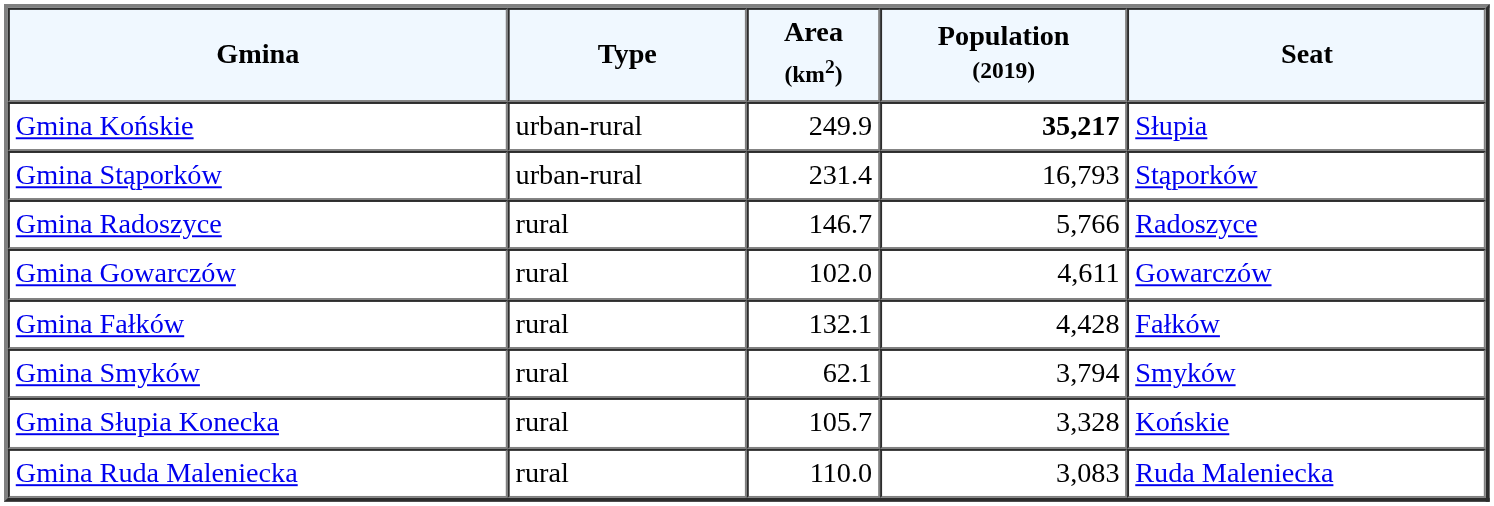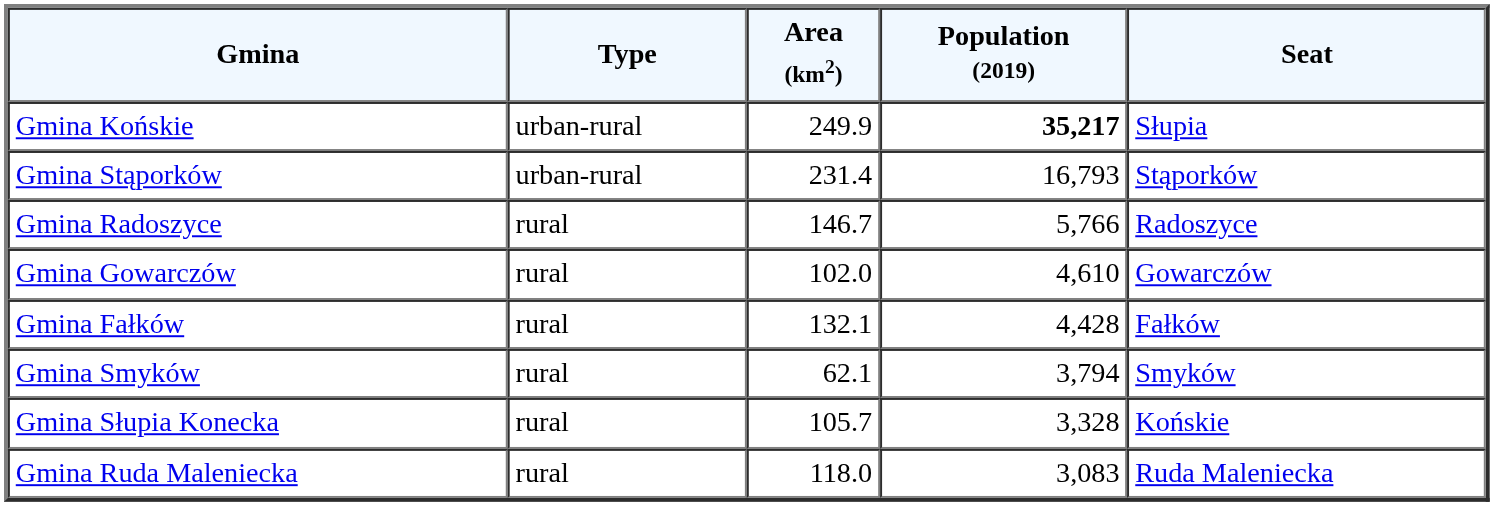(1088, 273) 4,611 -> (1088, 273) 4,610
(841, 472) 110.0 -> (841, 472) 118.0
